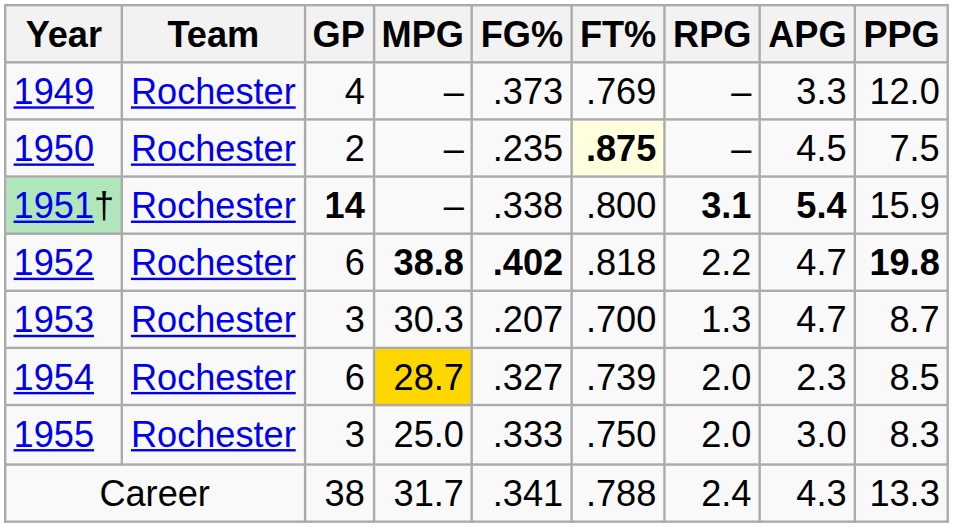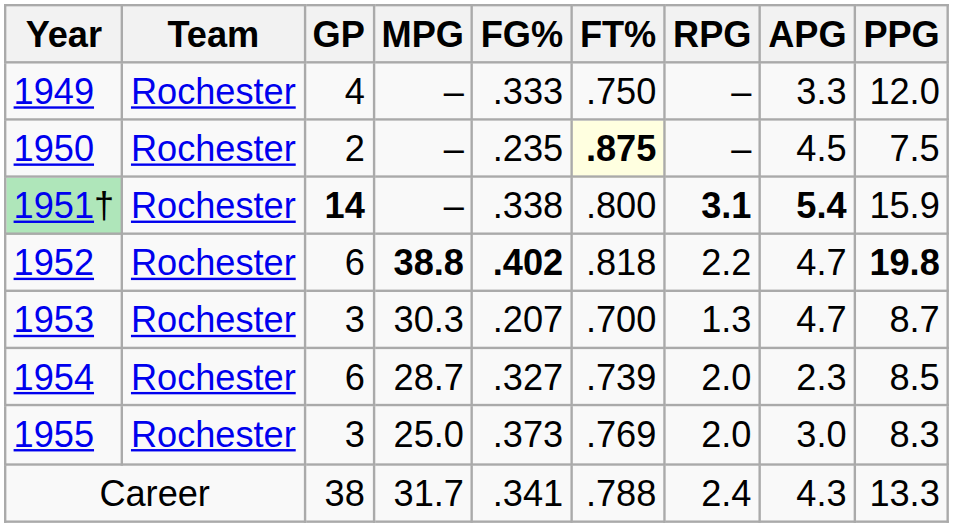(528, 91) .373 -> (528, 91) .333
(621, 91) .769 -> (621, 91) .750
(429, 378) gold background -> (429, 378) no background
(528, 435) .333 -> (528, 435) .373
(621, 435) .750 -> (621, 435) .769
